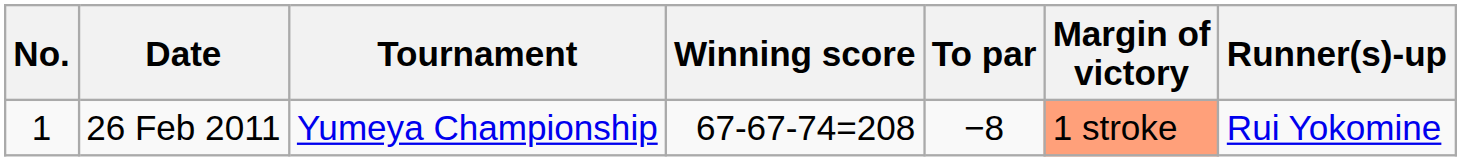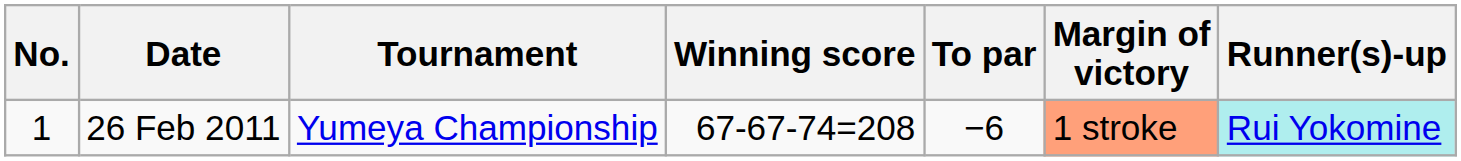(984, 128) −8 -> (984, 128) −6
(1334, 128) no background -> (1334, 128) paleturquoise background
